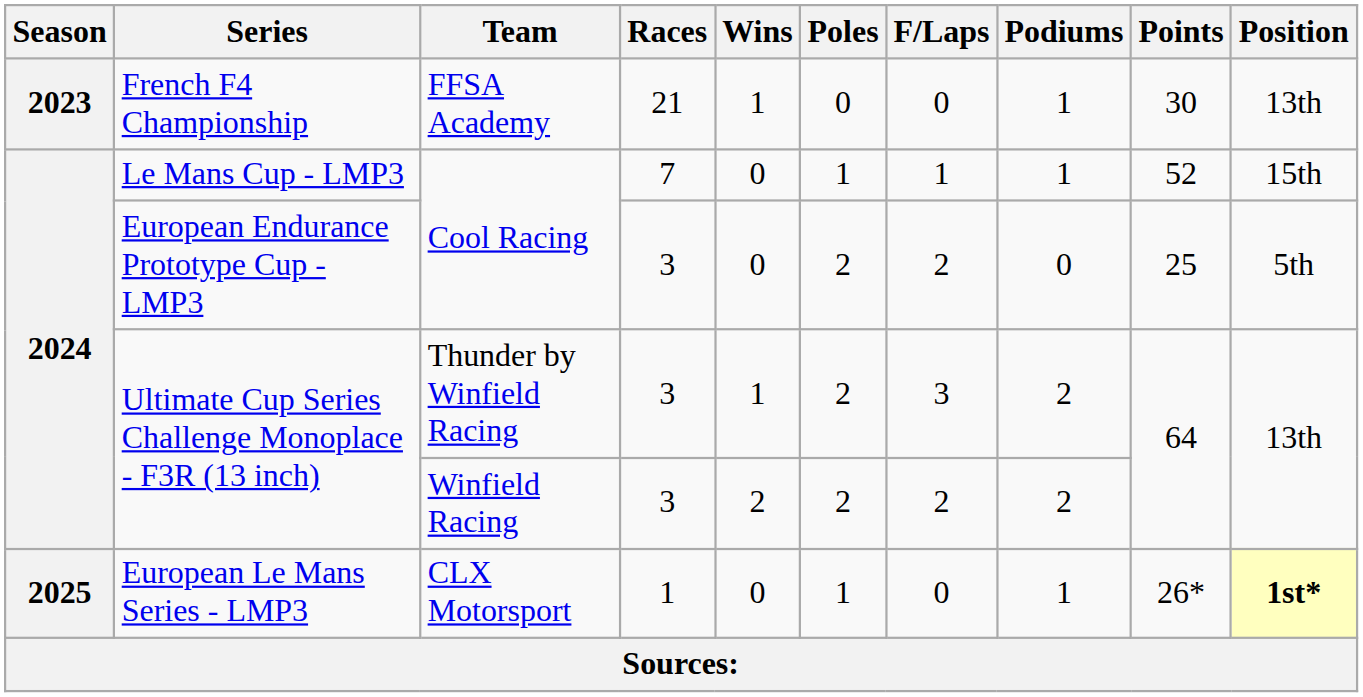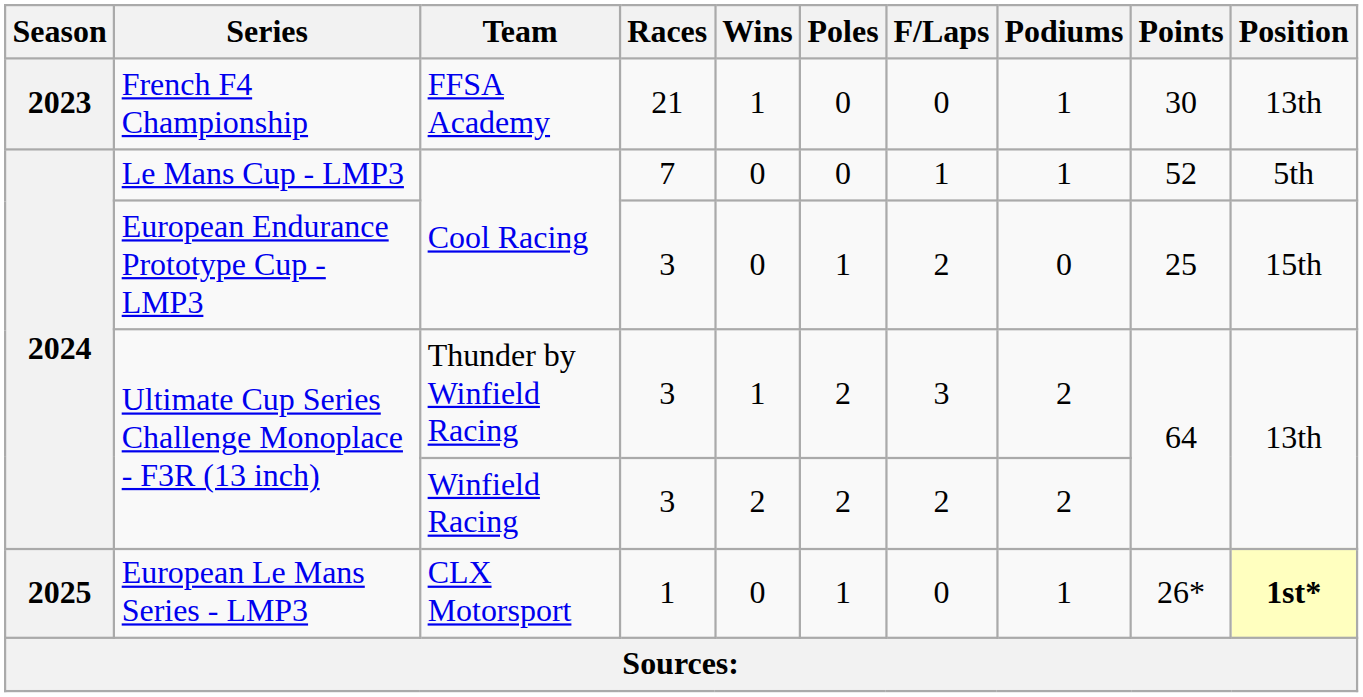(843, 174) 1 -> (843, 174) 0
(1294, 174) 15th -> (1294, 174) 5th
(843, 264) 2 -> (843, 264) 1
(1294, 264) 5th -> (1294, 264) 15th
